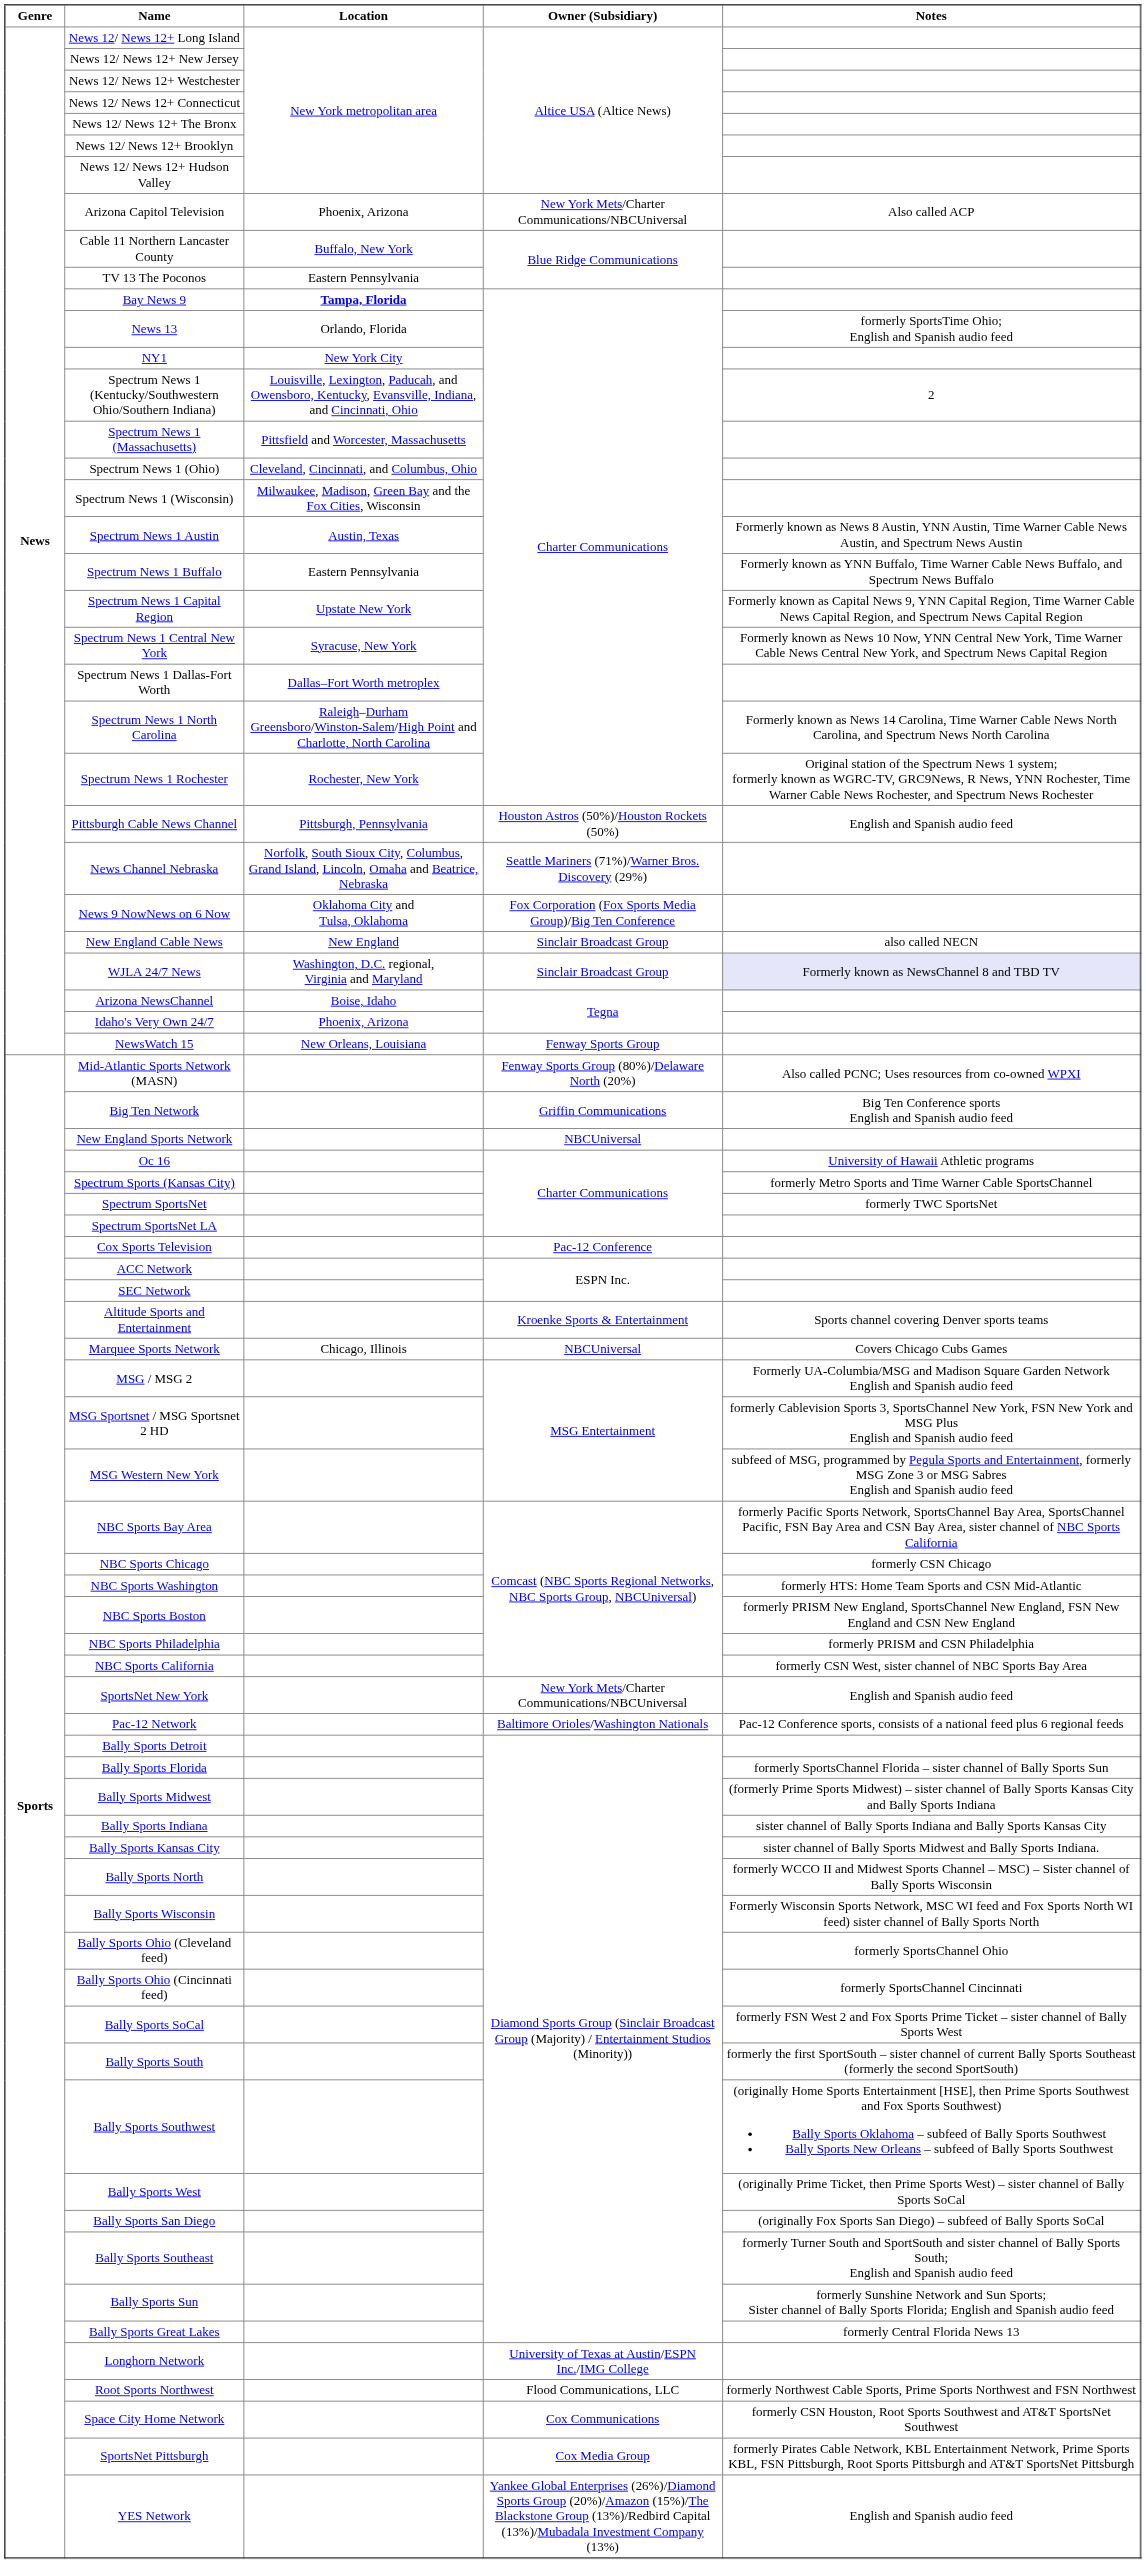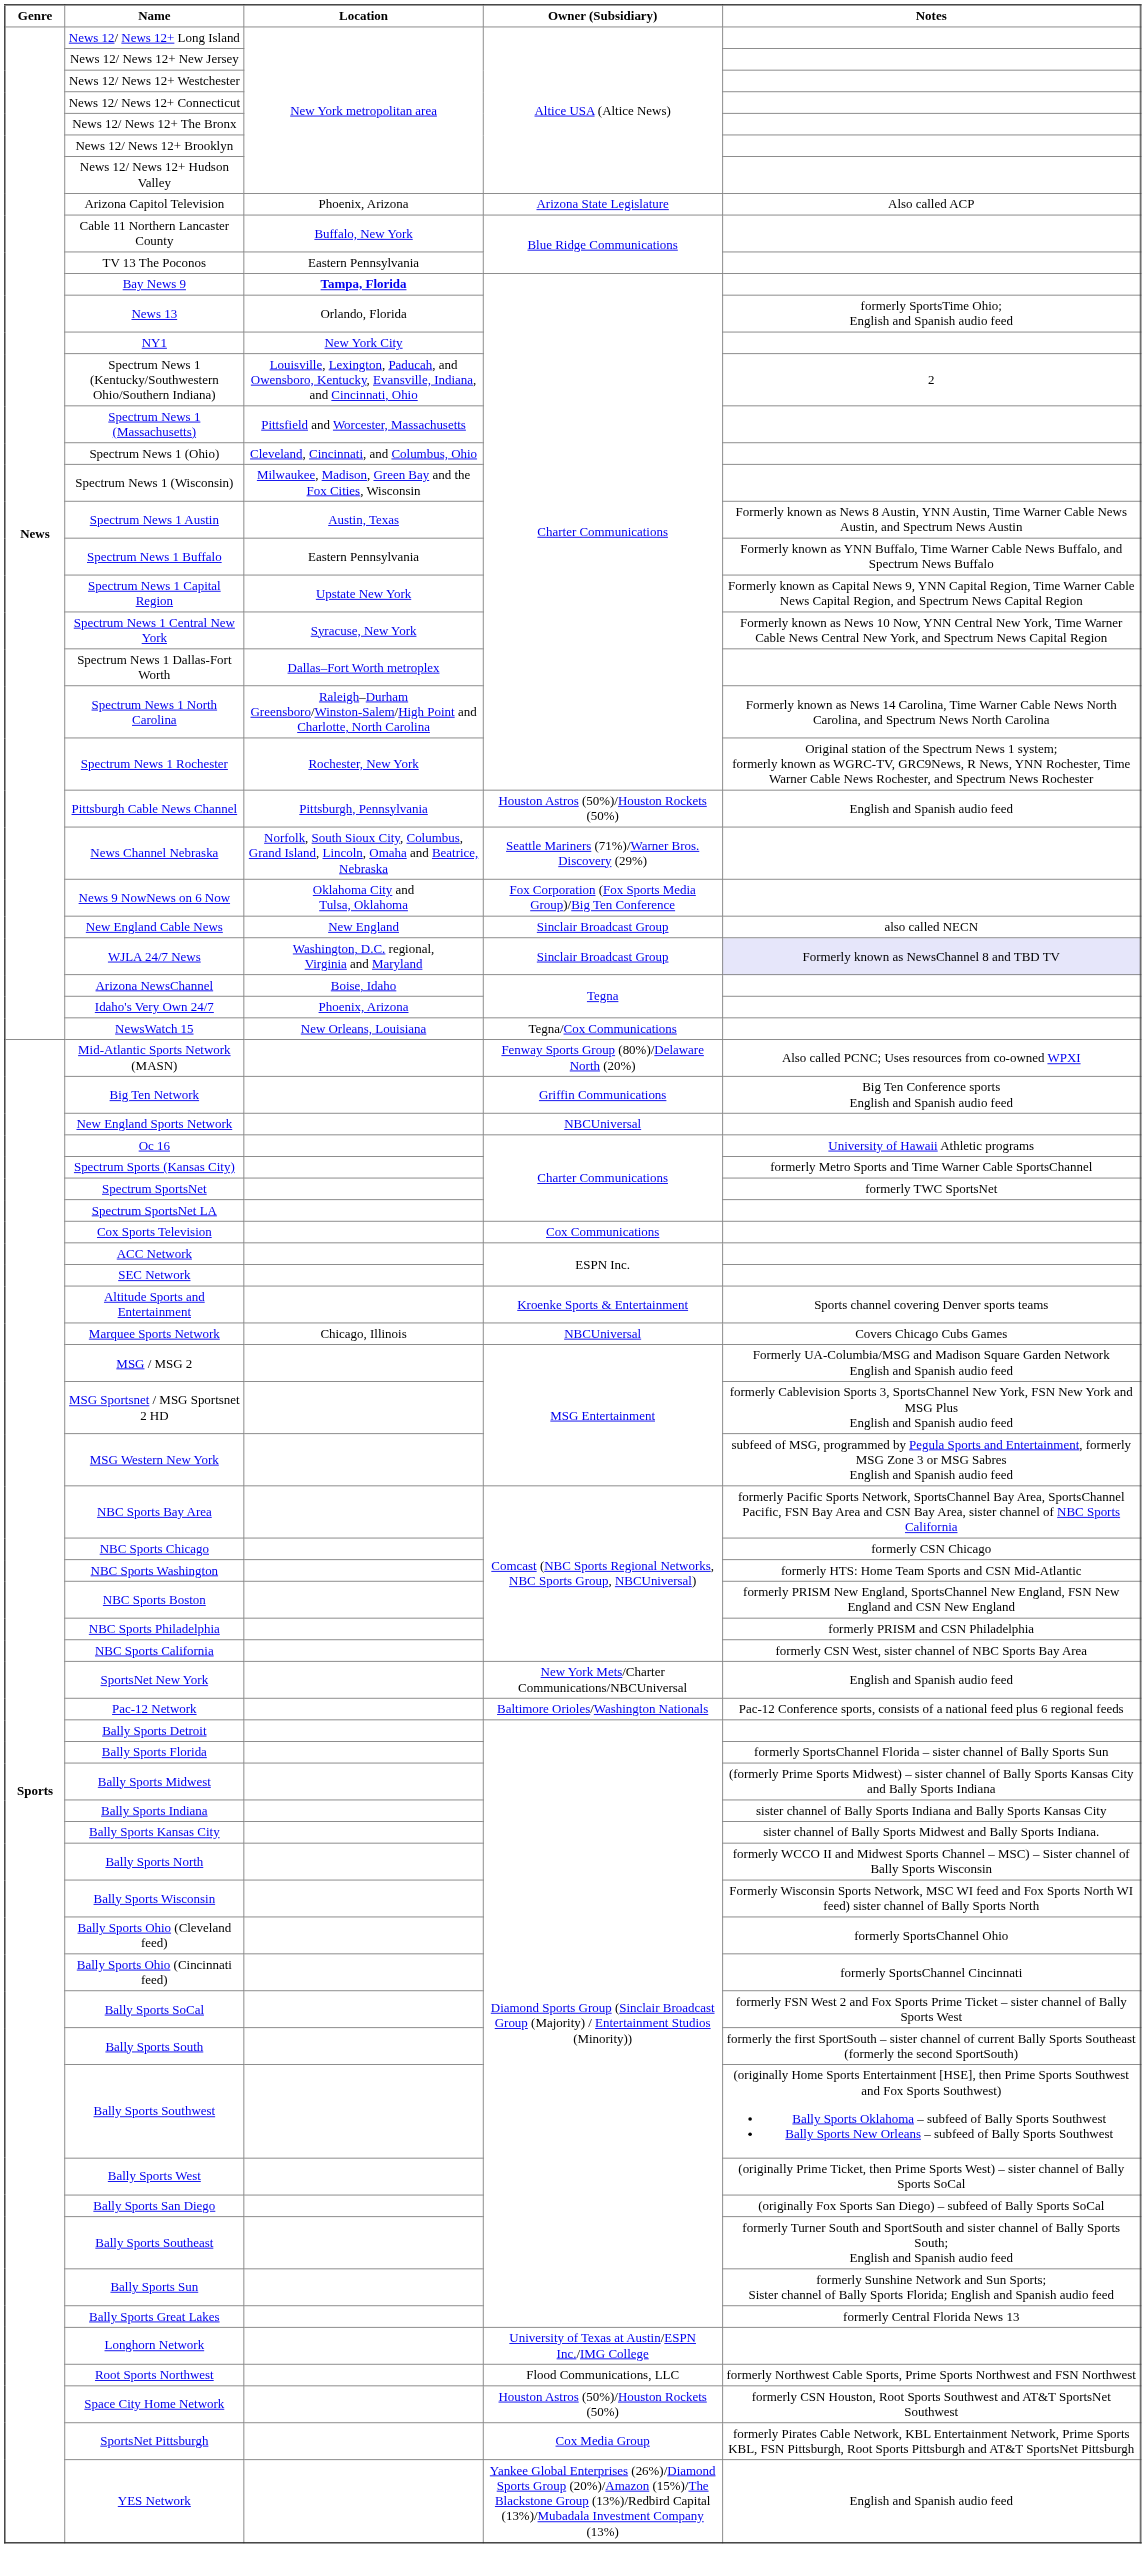(603, 211) New York Mets/Charter Communications/NBCUniversal -> (603, 204) Arizona State Legislature
(603, 1044) Fenway Sports Group -> (603, 1028) Tegna/Cox Communications
(603, 1247) Pac-12 Conference -> (603, 1232) Cox Communications
(603, 2419) Cox Communications -> (603, 2404) Houston Astros (50%)/Houston Rockets (50%)
